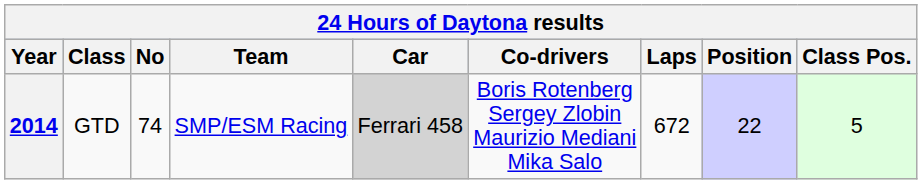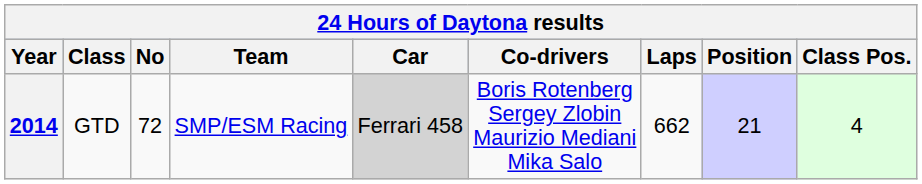(150, 126) 74 -> (150, 126) 72
(672, 126) 672 -> (672, 126) 662
(750, 126) 22 -> (750, 126) 21
(857, 126) 5 -> (857, 126) 4
